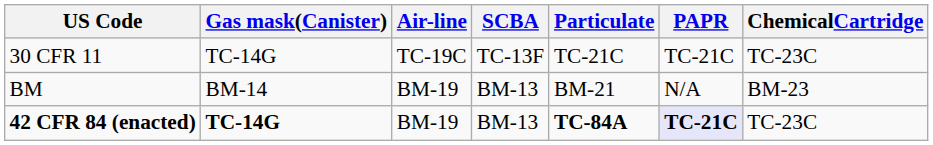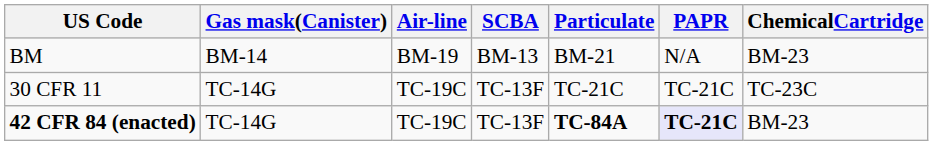rows swapped: (26, 88) <-> (56, 55)
(243, 122) bold -> (241, 122) normal
(428, 122) BM-19 -> (432, 122) TC-19C
(507, 122) BM-13 -> (510, 122) TC-13F
(782, 122) TC-23C -> (778, 122) BM-23
